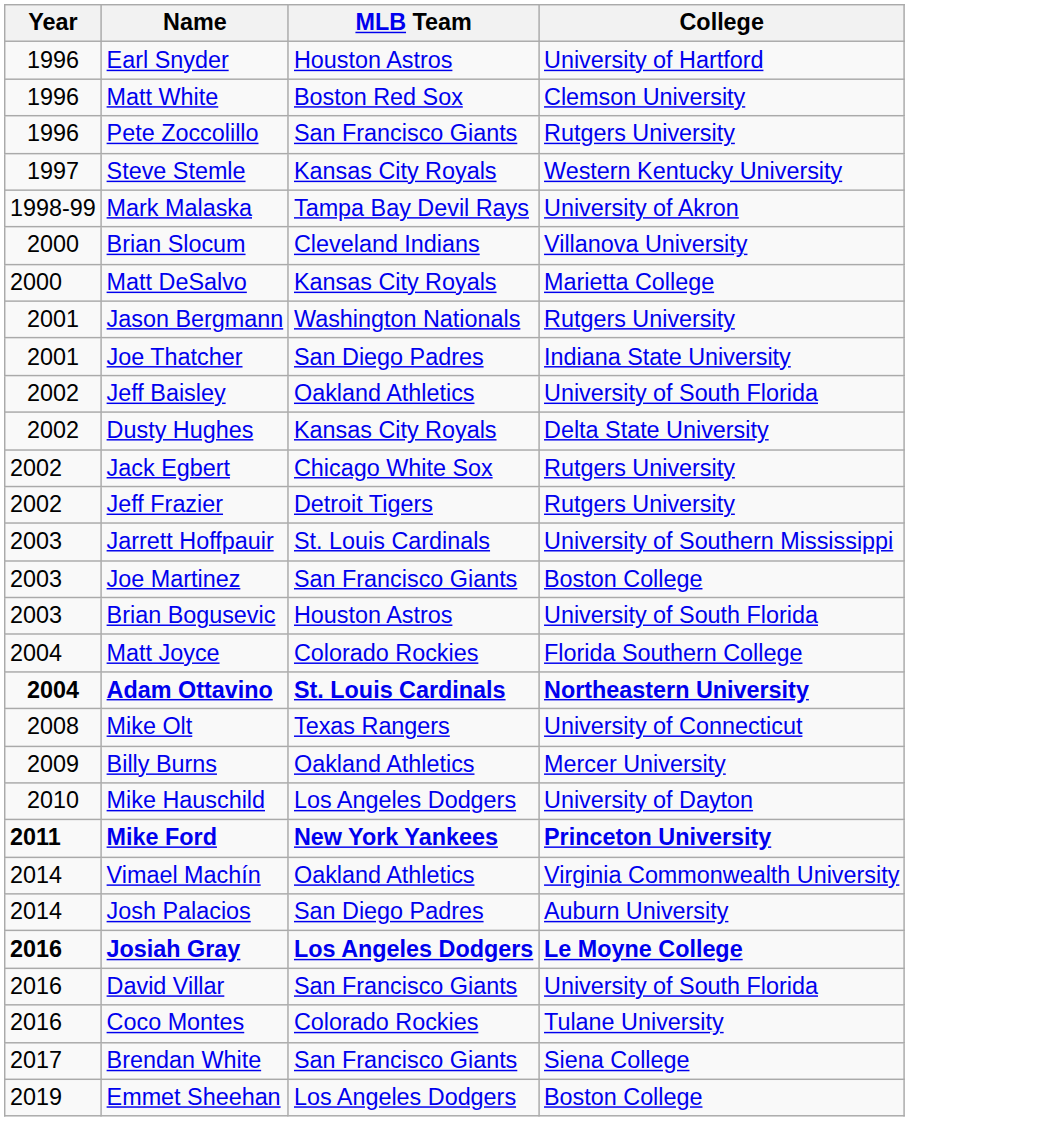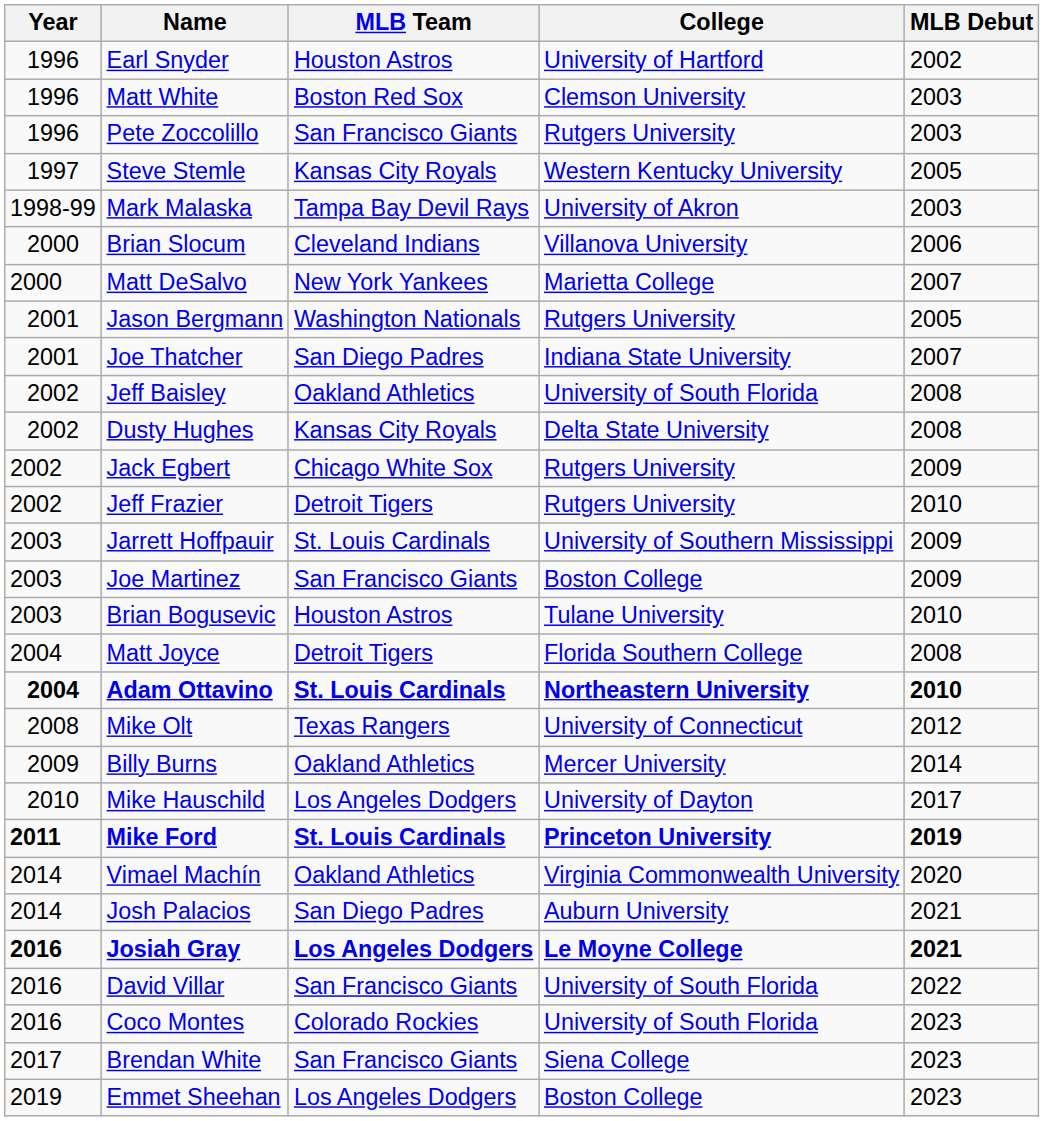+ column: (972, 23)
(395, 282) Kansas City Royals -> (391, 282) New York Yankees
(681, 615) University of South Florida -> (634, 615) Tulane University
(386, 652) Colorado Rockies -> (363, 652) Detroit Tigers
(396, 838) New York Yankees -> (400, 838) St. Louis Cardinals
(634, 1023) Tulane University -> (681, 1023) University of South Florida
